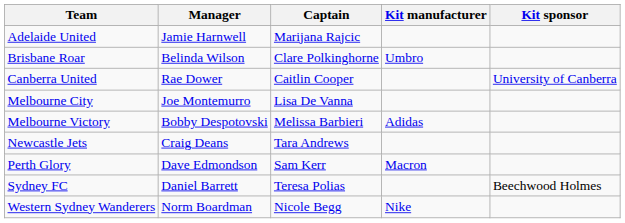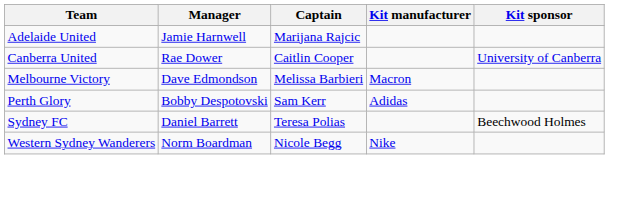- row: (46, 57)
- row: (50, 100)
(215, 121) Bobby Despotovski -> (209, 79) Dave Edmondson
(404, 121) Adidas -> (390, 79) Macron
- row: (47, 143)
(209, 164) Dave Edmondson -> (215, 100) Bobby Despotovski
(406, 164) Macron -> (388, 100) Adidas
